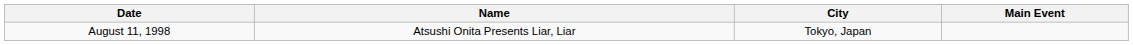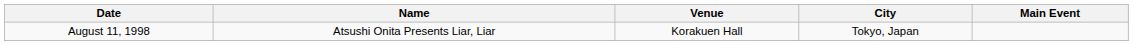+ column: (707, 13)
